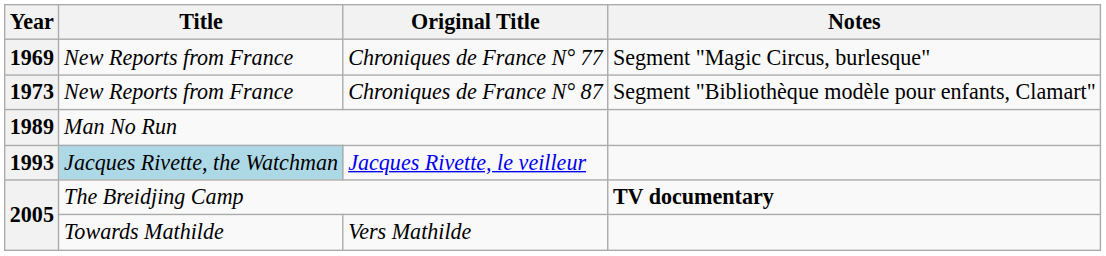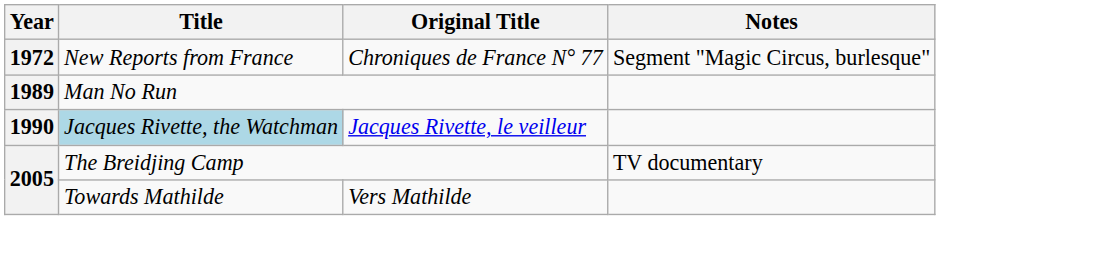(32, 57) 1969 -> (32, 57) 1972
- row: (475, 92)
(32, 162) 1993 -> (32, 127) 1990
(693, 197) bold -> (688, 162) normal
